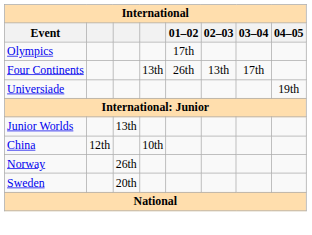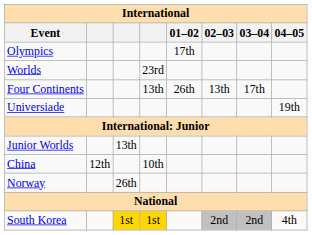+ row: (24, 70)
- row: (26, 182)
+ row: (37, 220)
